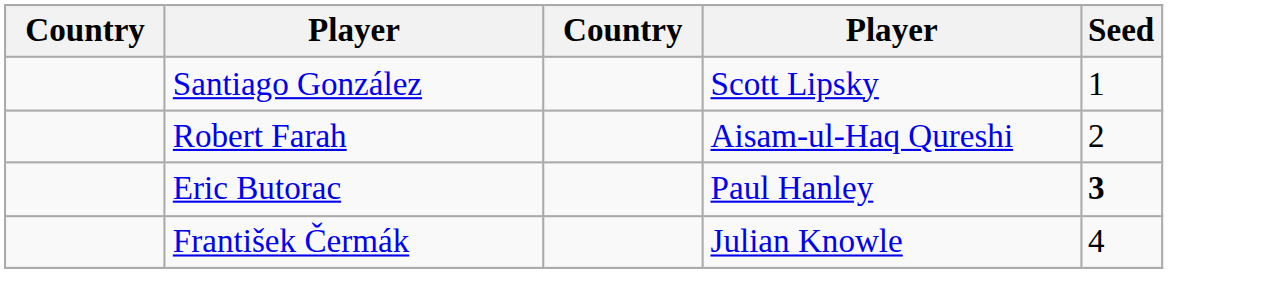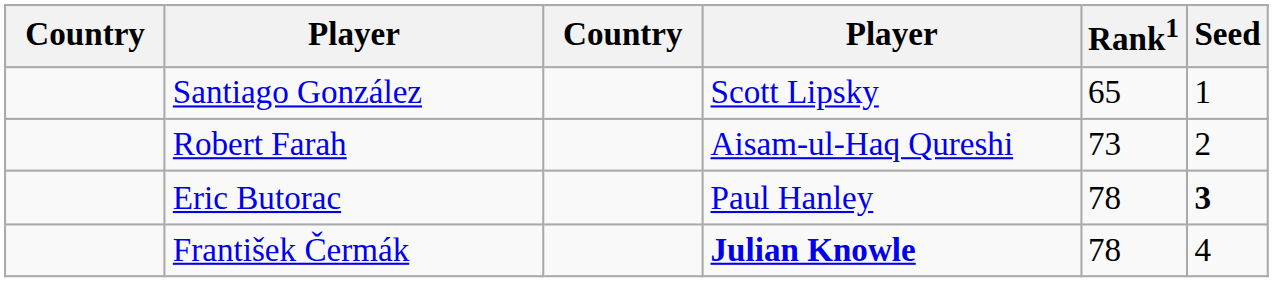+ column: (1134, 35)
(807, 240) normal -> (813, 249) bold
